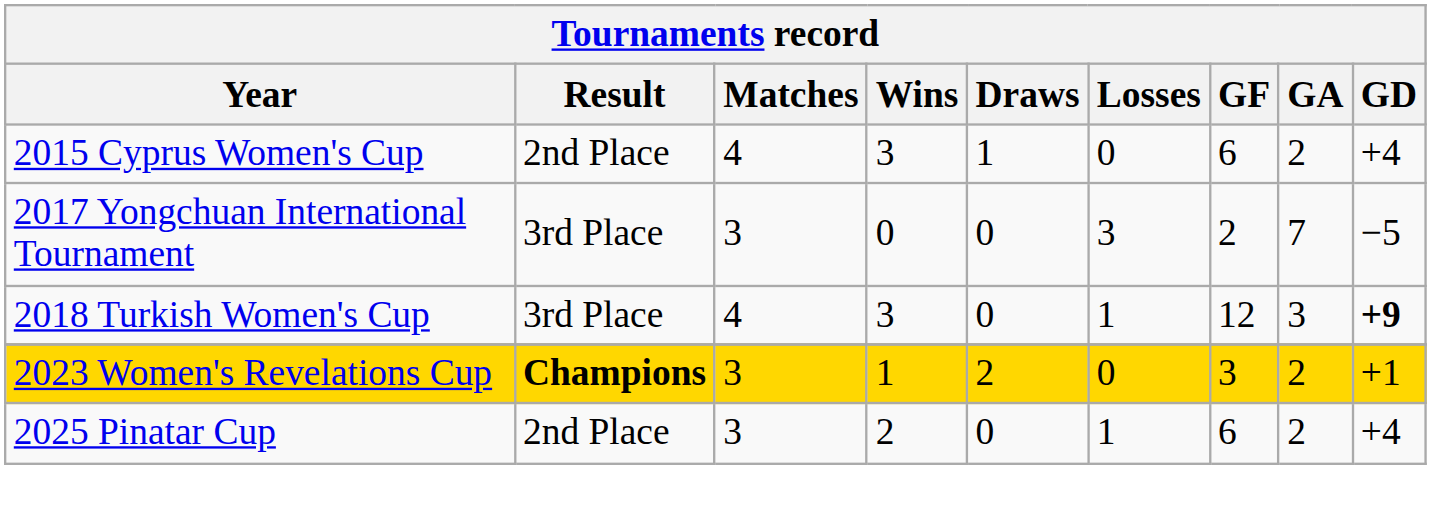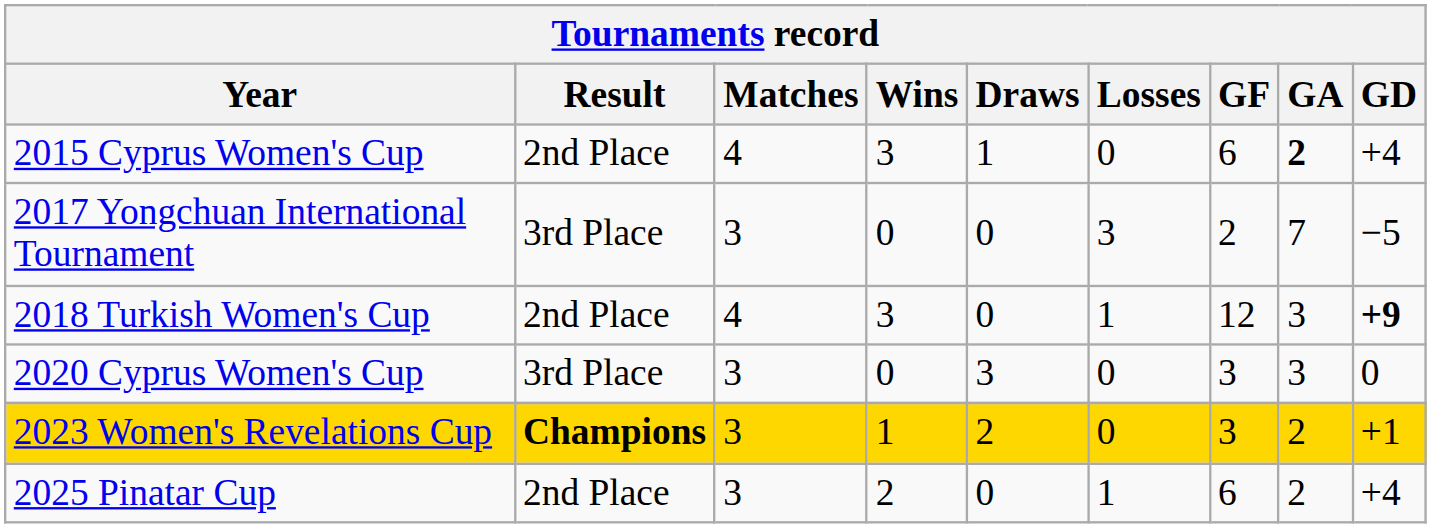(1297, 152) normal -> (1297, 152) bold
(593, 313) 3rd Place -> (596, 313) 2nd Place
+ row: (219, 373)
